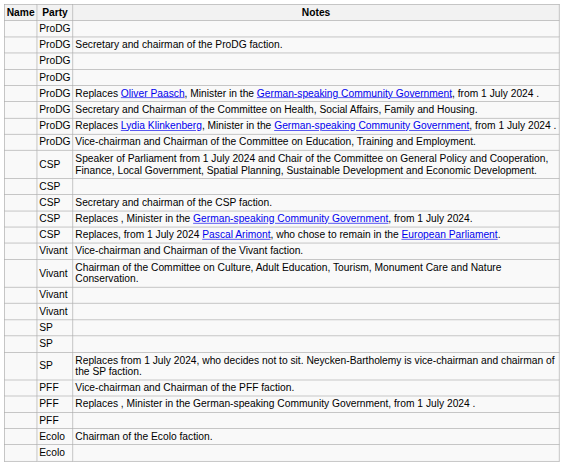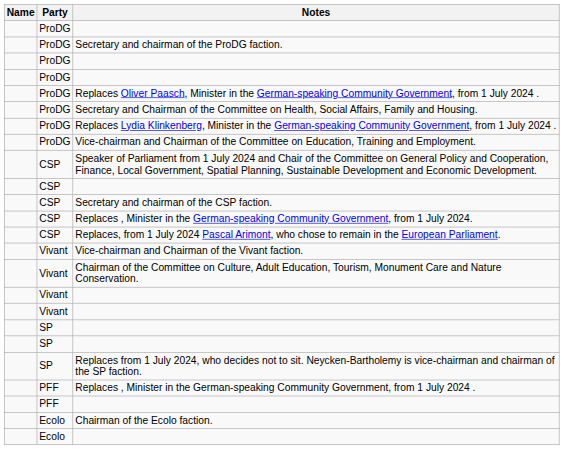- row: (49, 388)
